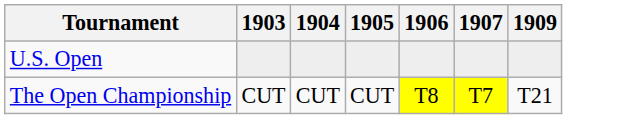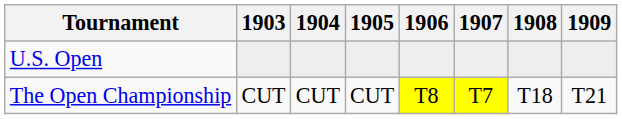+ column: (535, 22)
